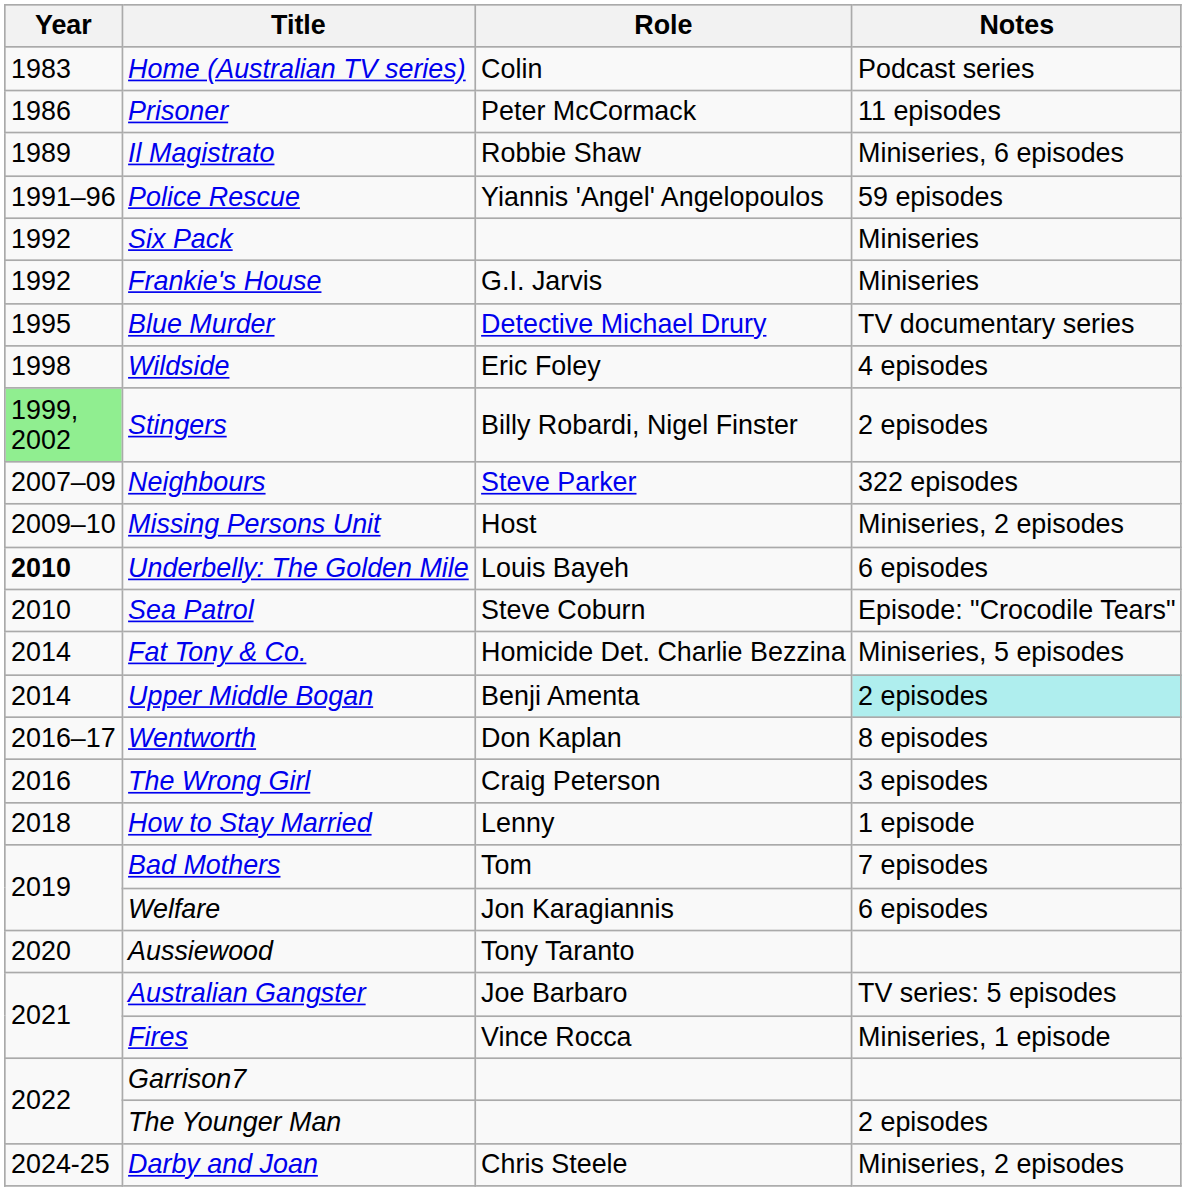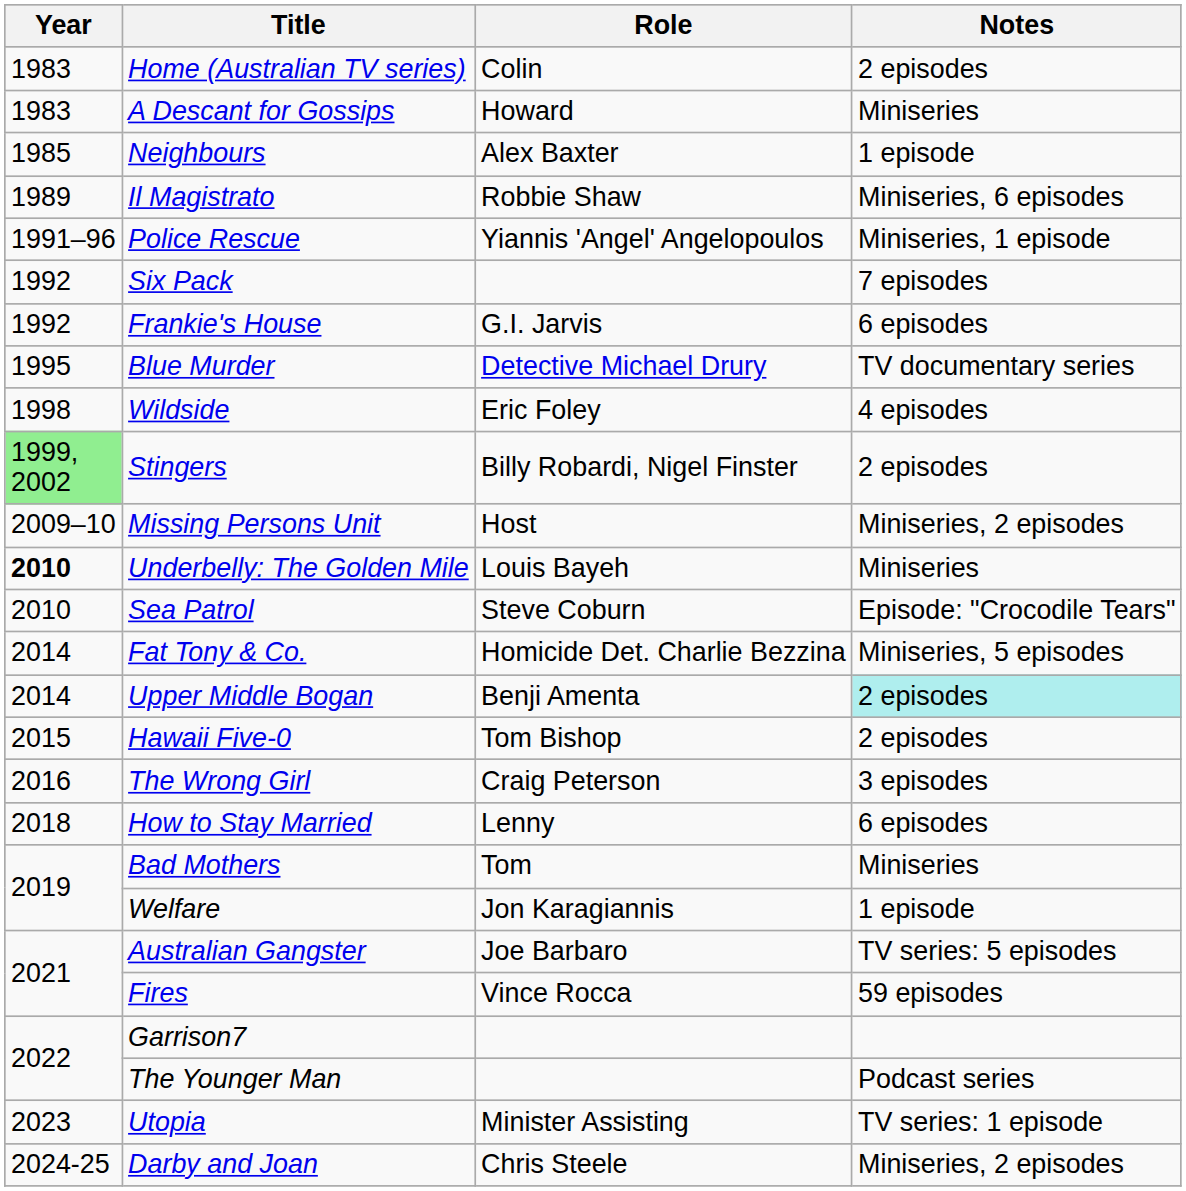(946, 68) Podcast series -> (923, 68) 2 episodes
+ row: (261, 111)
+ row: (197, 153)
- row: (178, 111)
(931, 196) 59 episodes -> (984, 238) Miniseries, 1 episode
(919, 238) Miniseries -> (923, 281) 7 episodes
(919, 281) Miniseries -> (923, 324) 6 episodes
- row: (197, 482)
(923, 567) 6 episodes -> (919, 567) Miniseries
+ row: (209, 738)
- row: (192, 738)
(916, 823) 1 episode -> (923, 823) 6 episodes
(923, 866) 7 episodes -> (919, 866) Miniseries
(923, 908) 6 episodes -> (916, 908) 1 episode
- row: (201, 951)
(984, 1036) Miniseries, 1 episode -> (931, 993) 59 episodes
(923, 1121) 2 episodes -> (946, 1079) Podcast series
+ row: (167, 1121)
